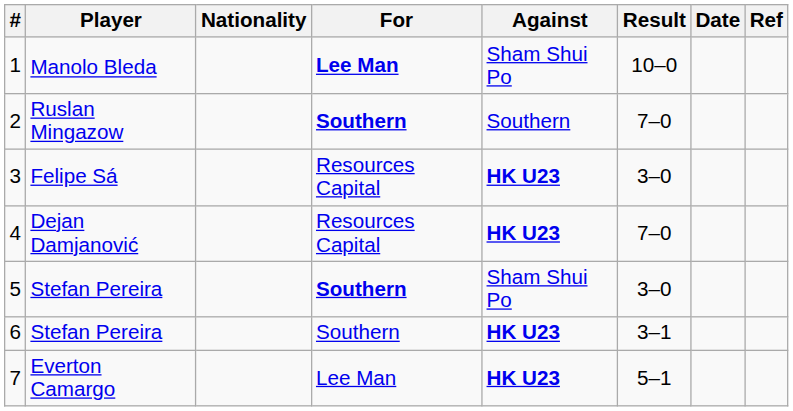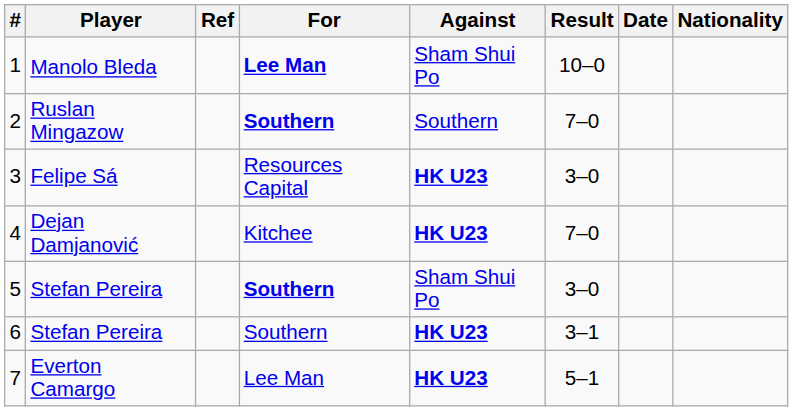columns swapped: (254, 20) <-> (766, 20)
(365, 233) Resources Capital -> (278, 233) Kitchee
